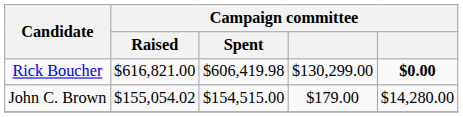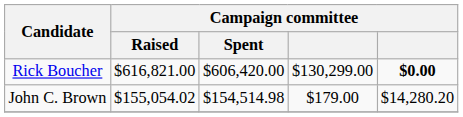(244, 71) $606,419.98 -> (244, 71) $606,420.00
(244, 98) $154,515.00 -> (244, 98) $154,514.98
(417, 98) $14,280.00 -> (417, 98) $14,280.20
